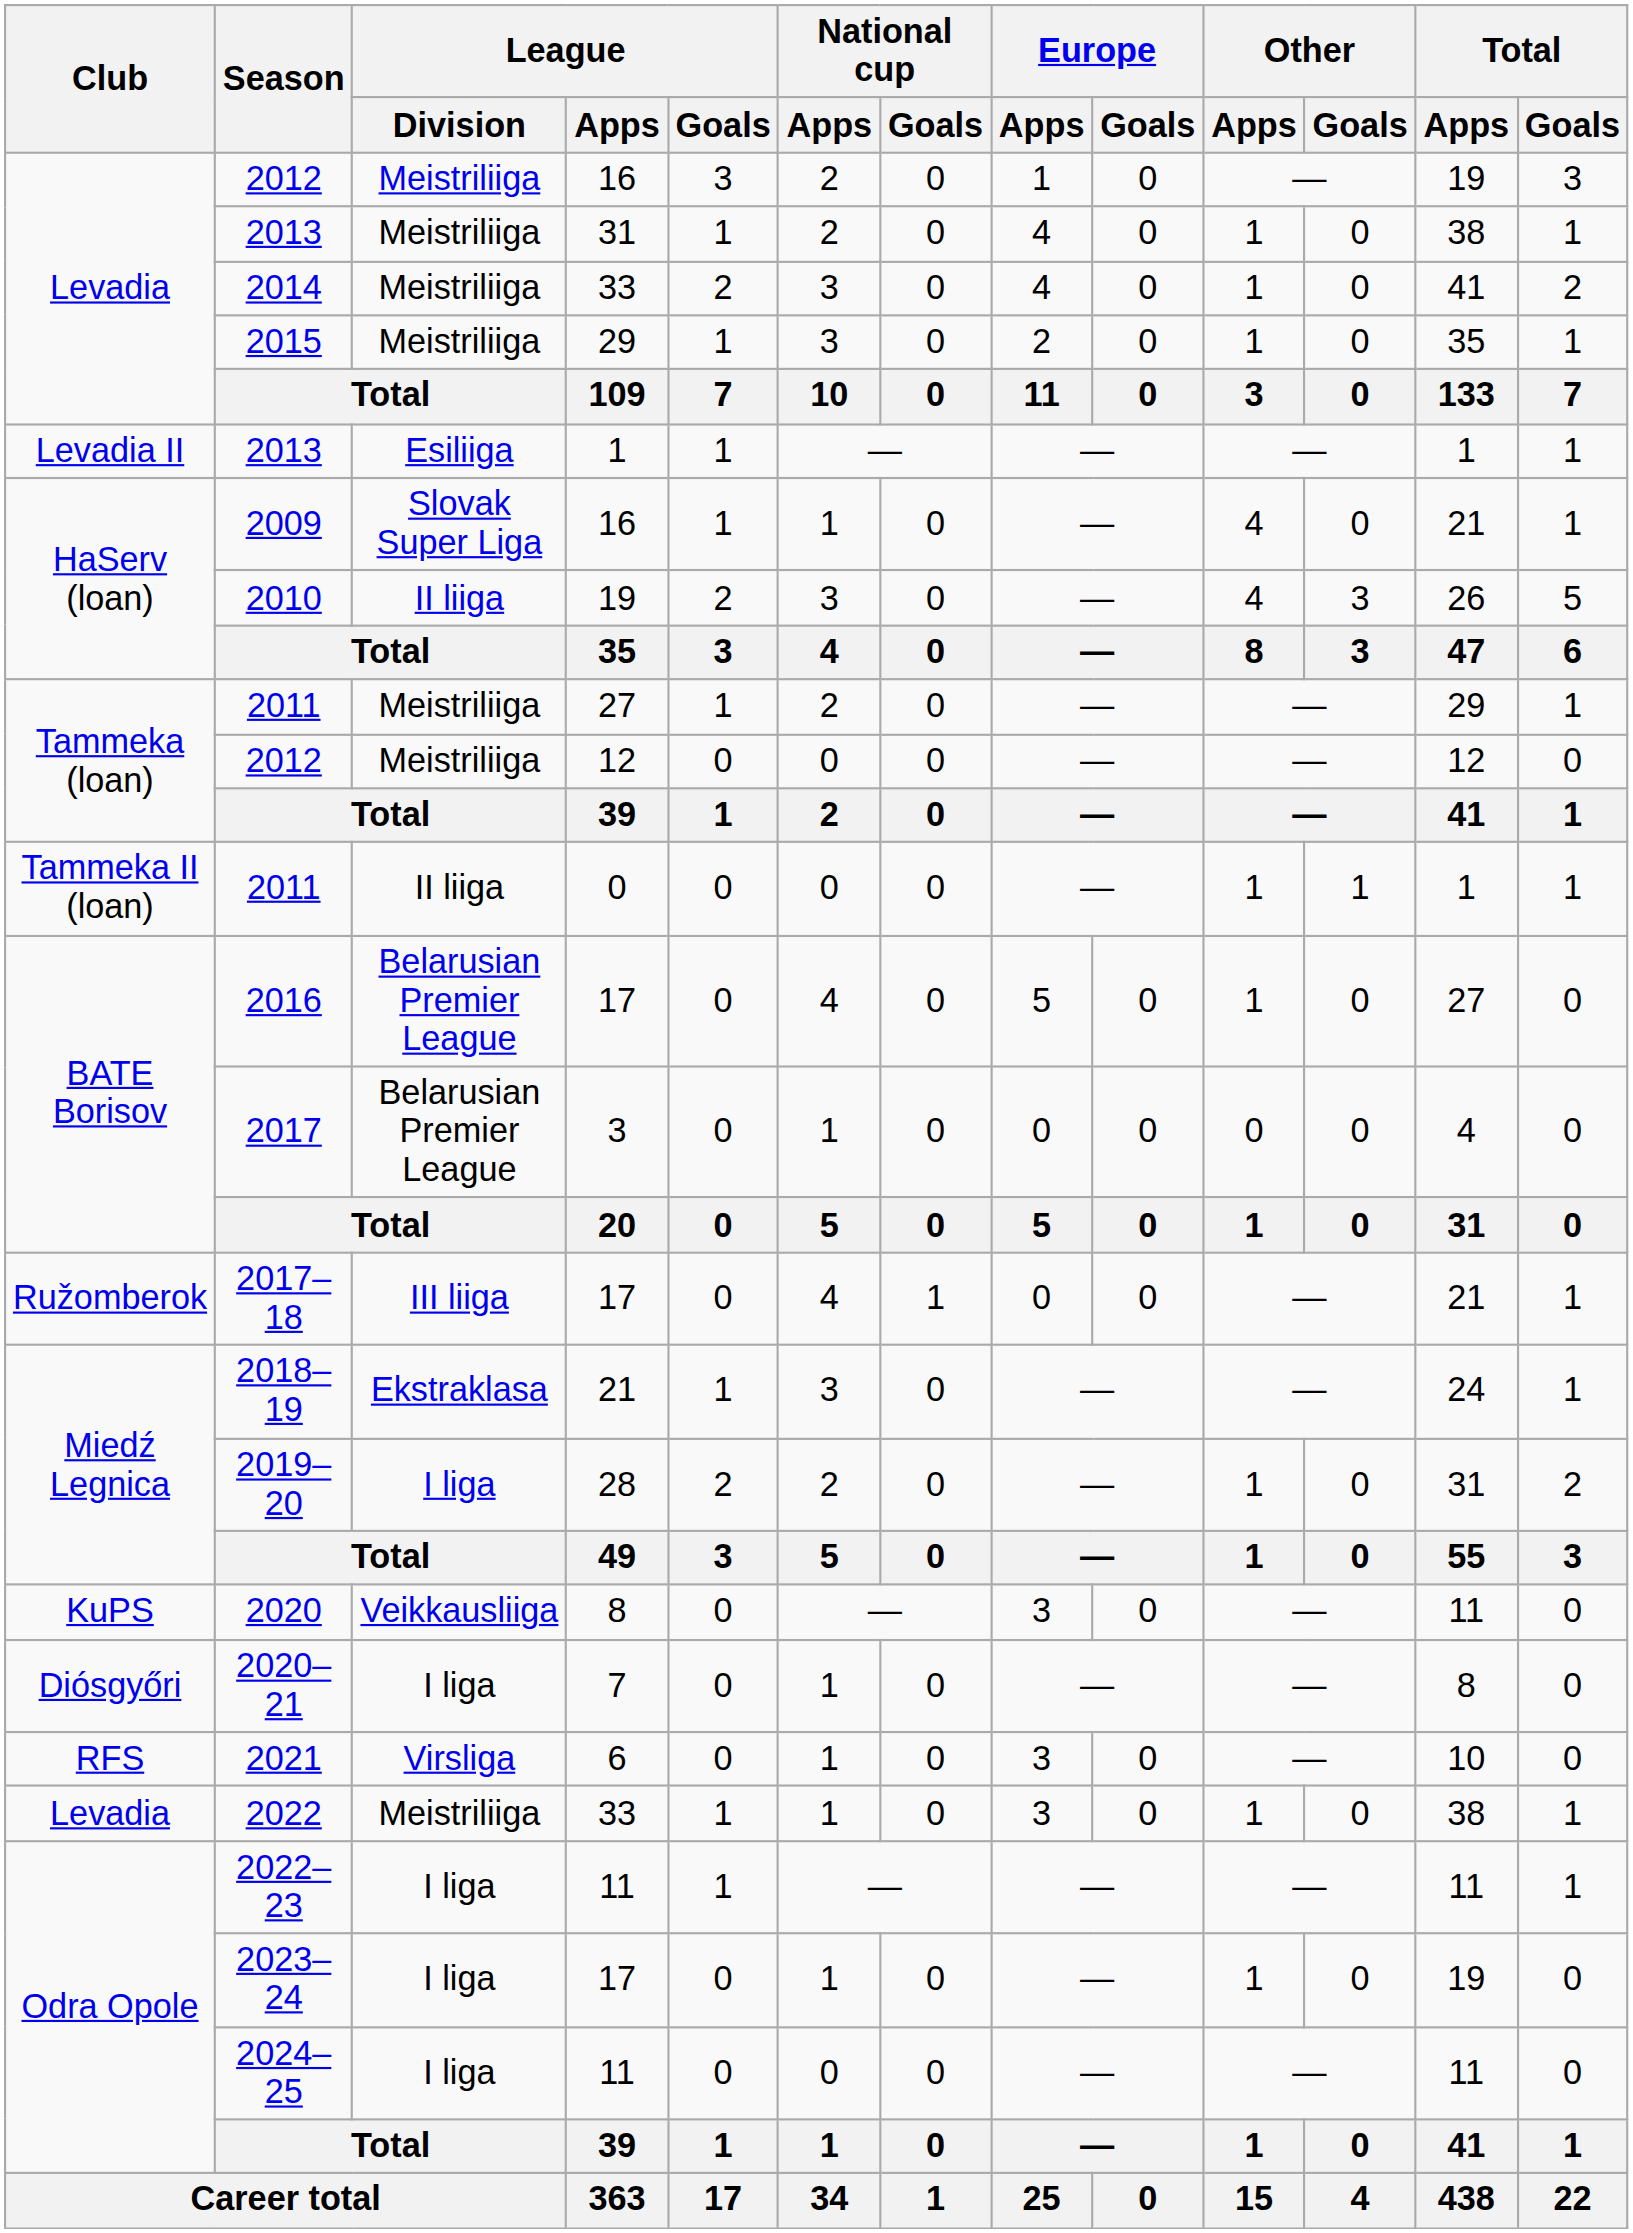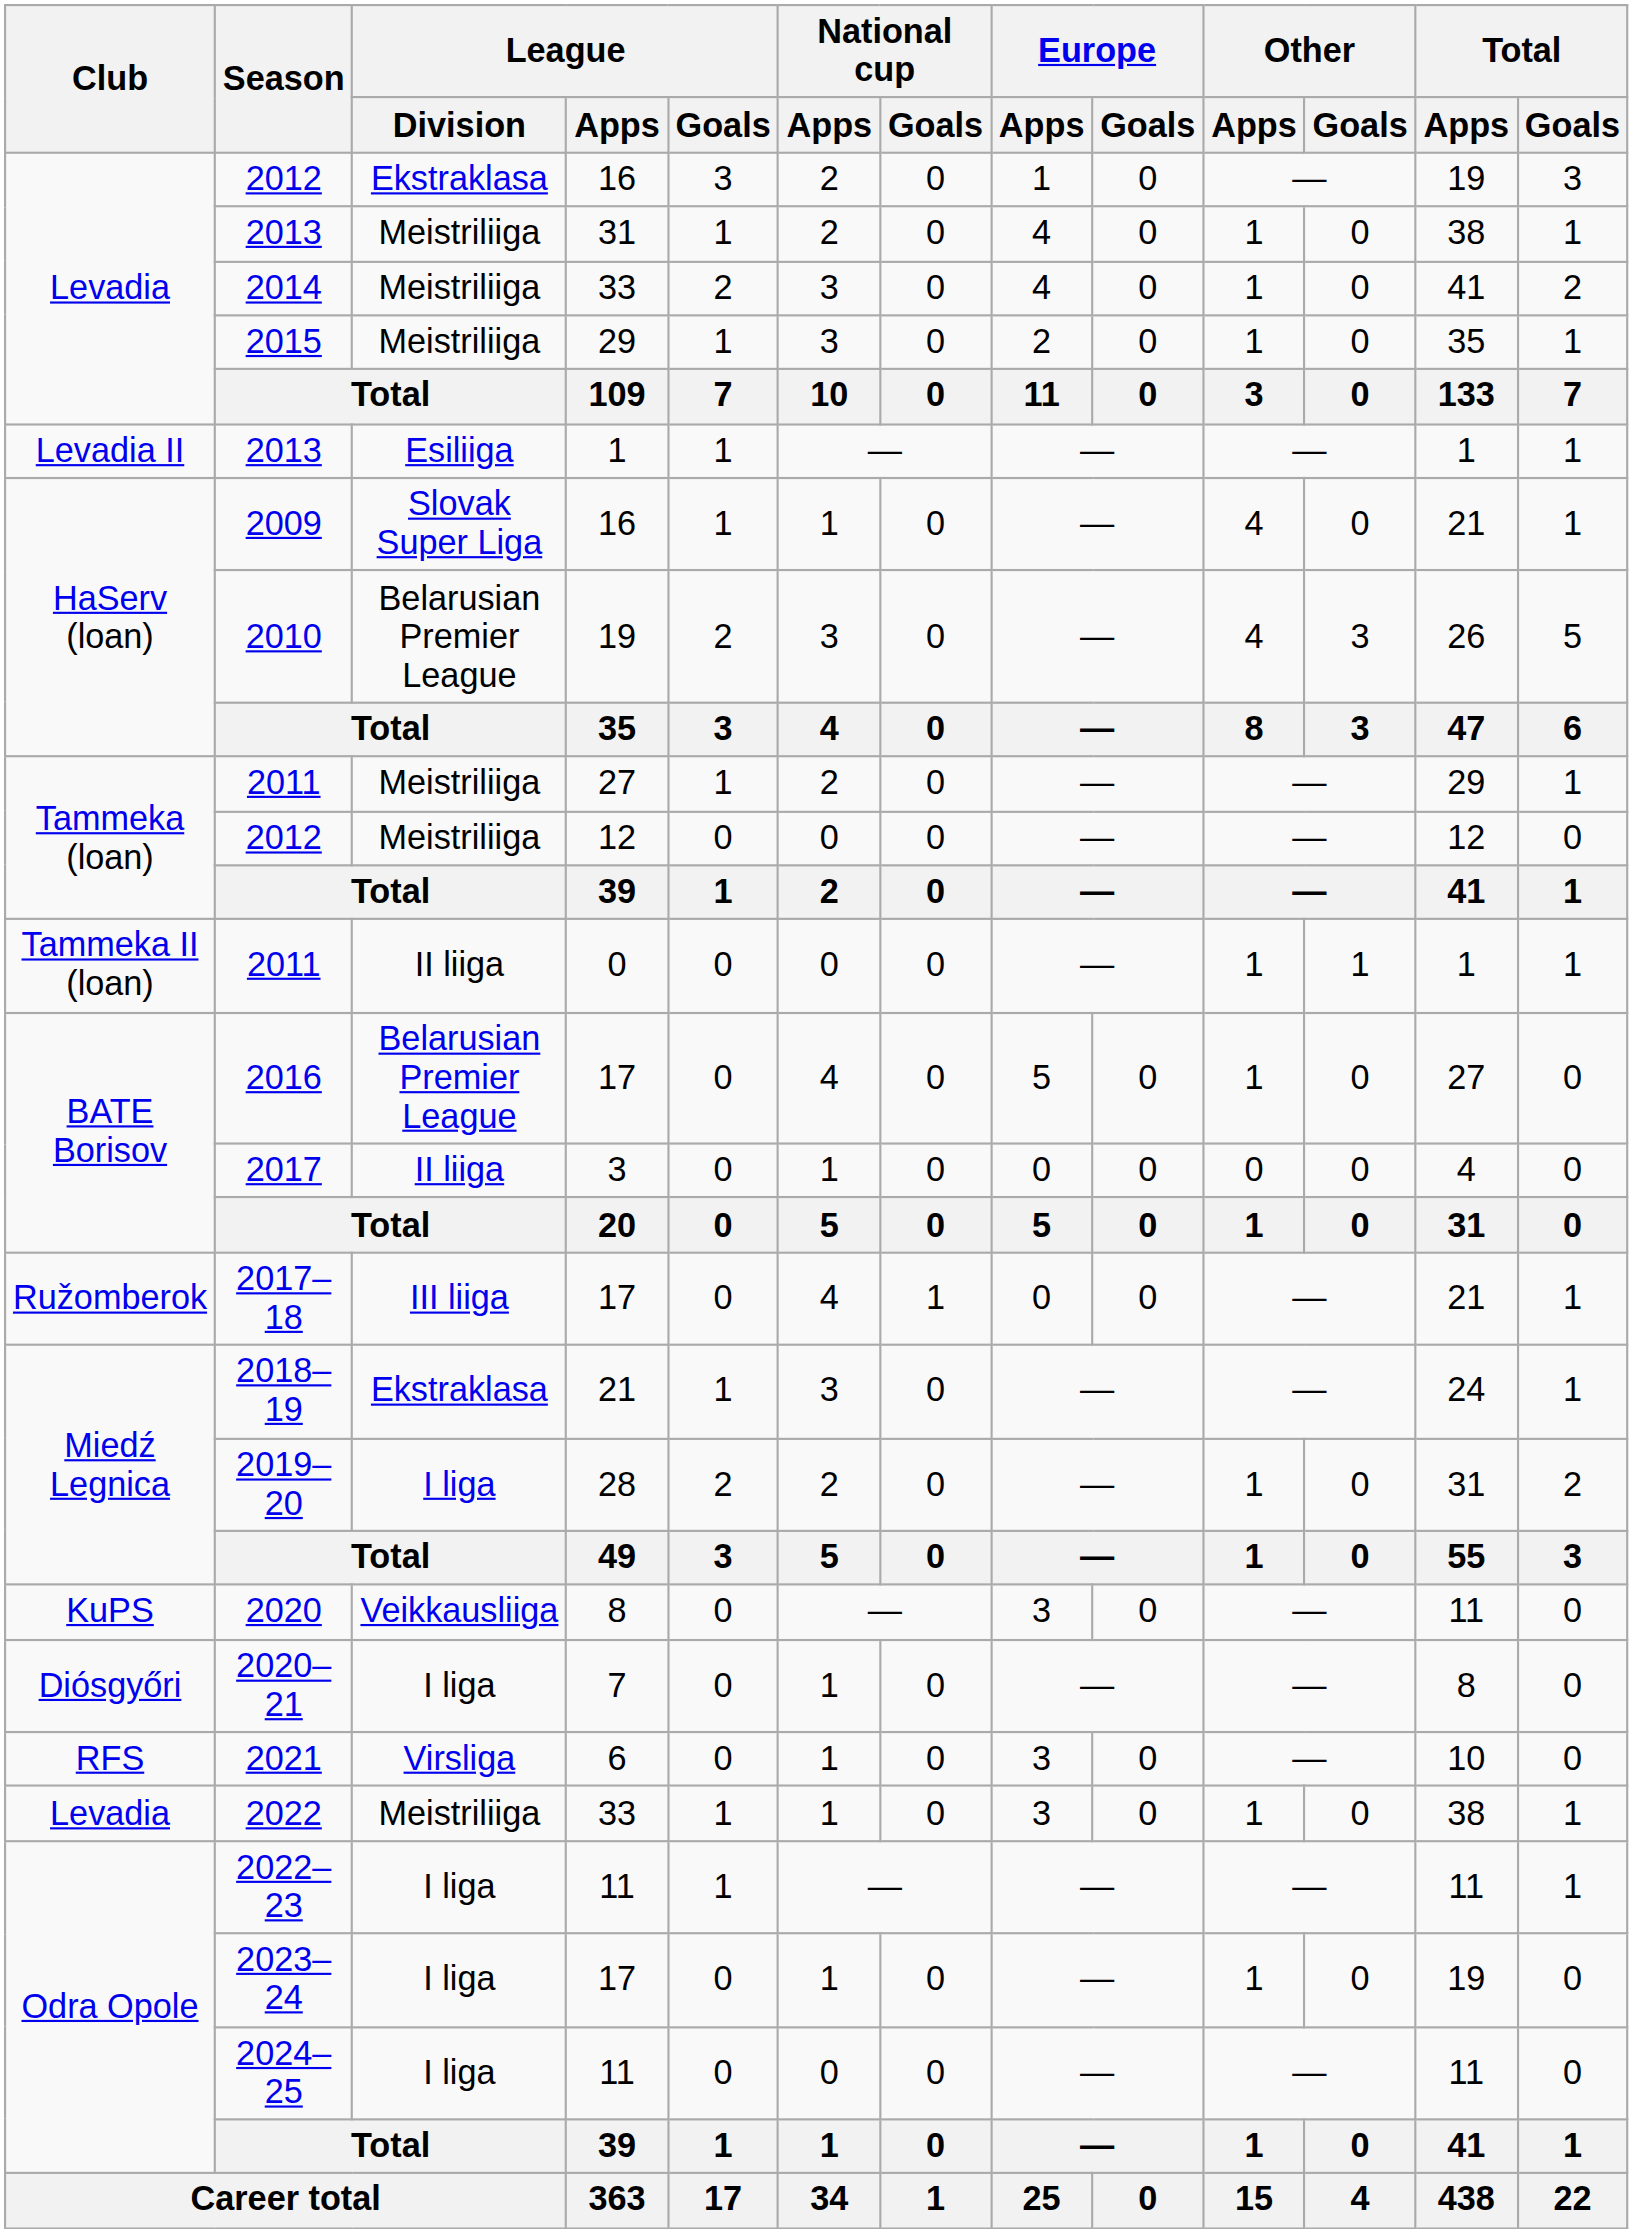(459, 178) Meistriliiga -> (459, 178) Ekstraklasa
(459, 597) II liiga -> (459, 635) Belarusian Premier League
(459, 1131) Belarusian Premier League -> (459, 1170) II liiga
